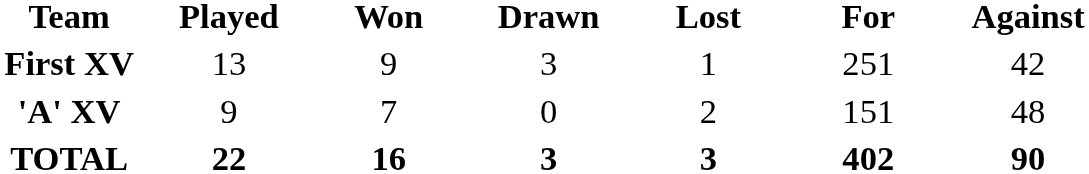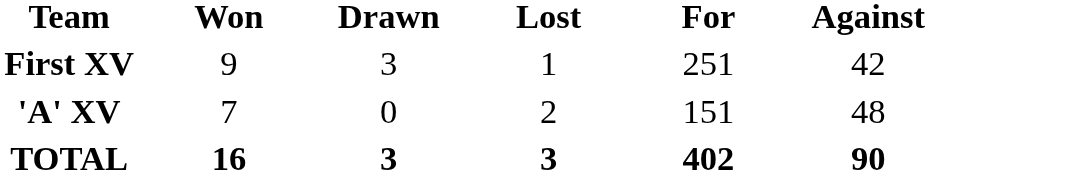- column: (229, 16)
